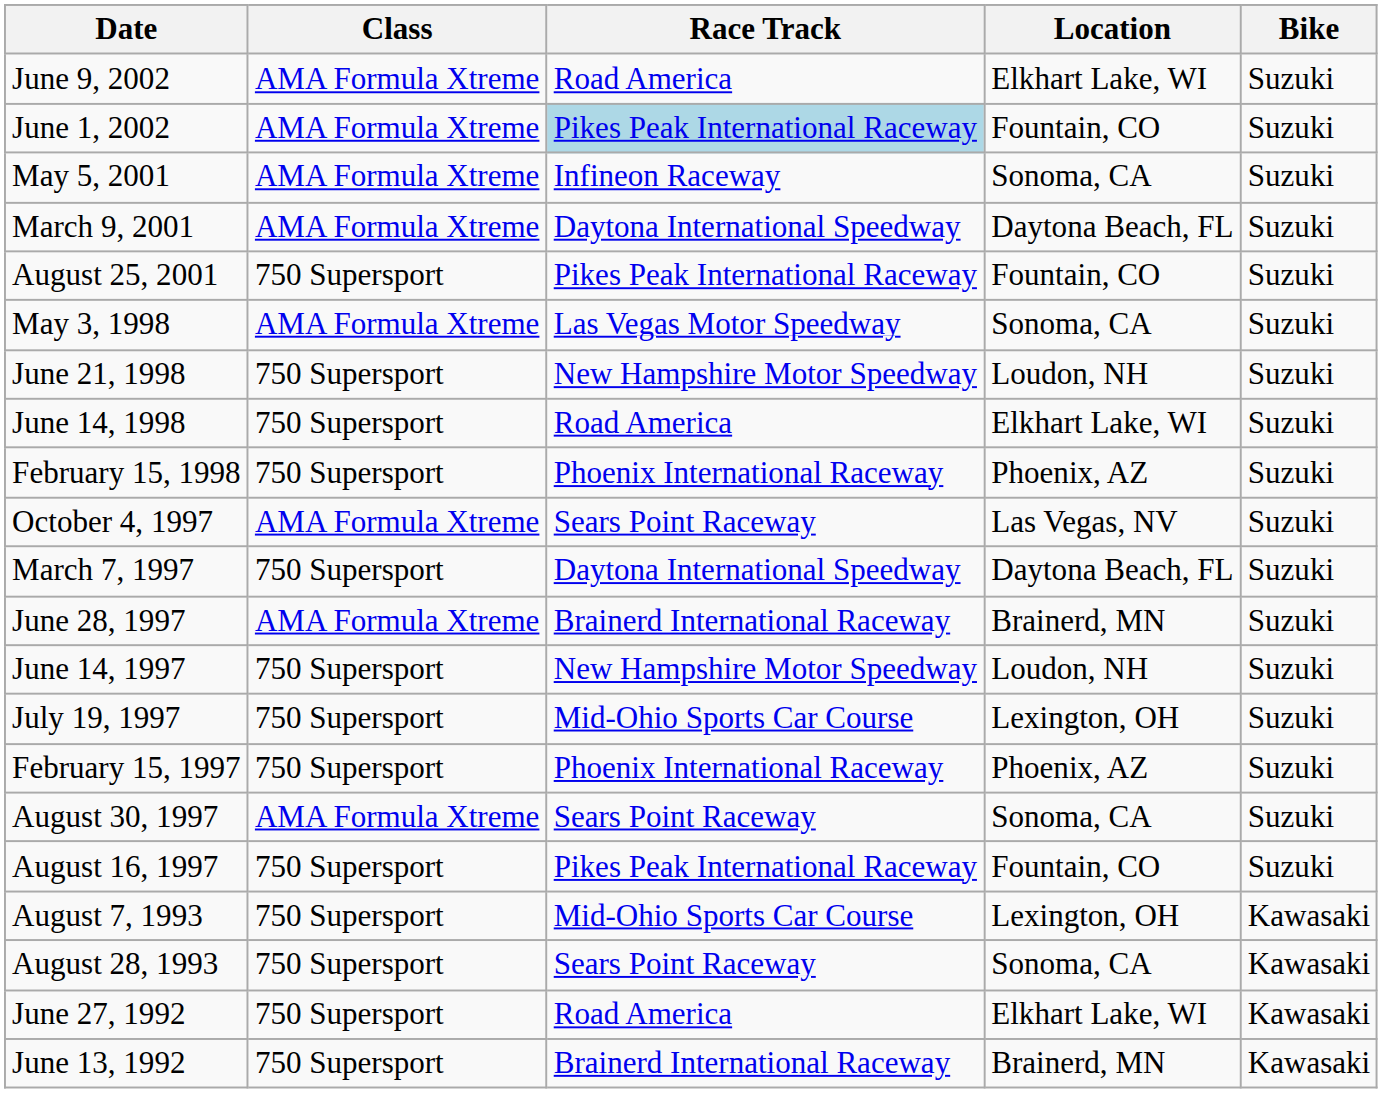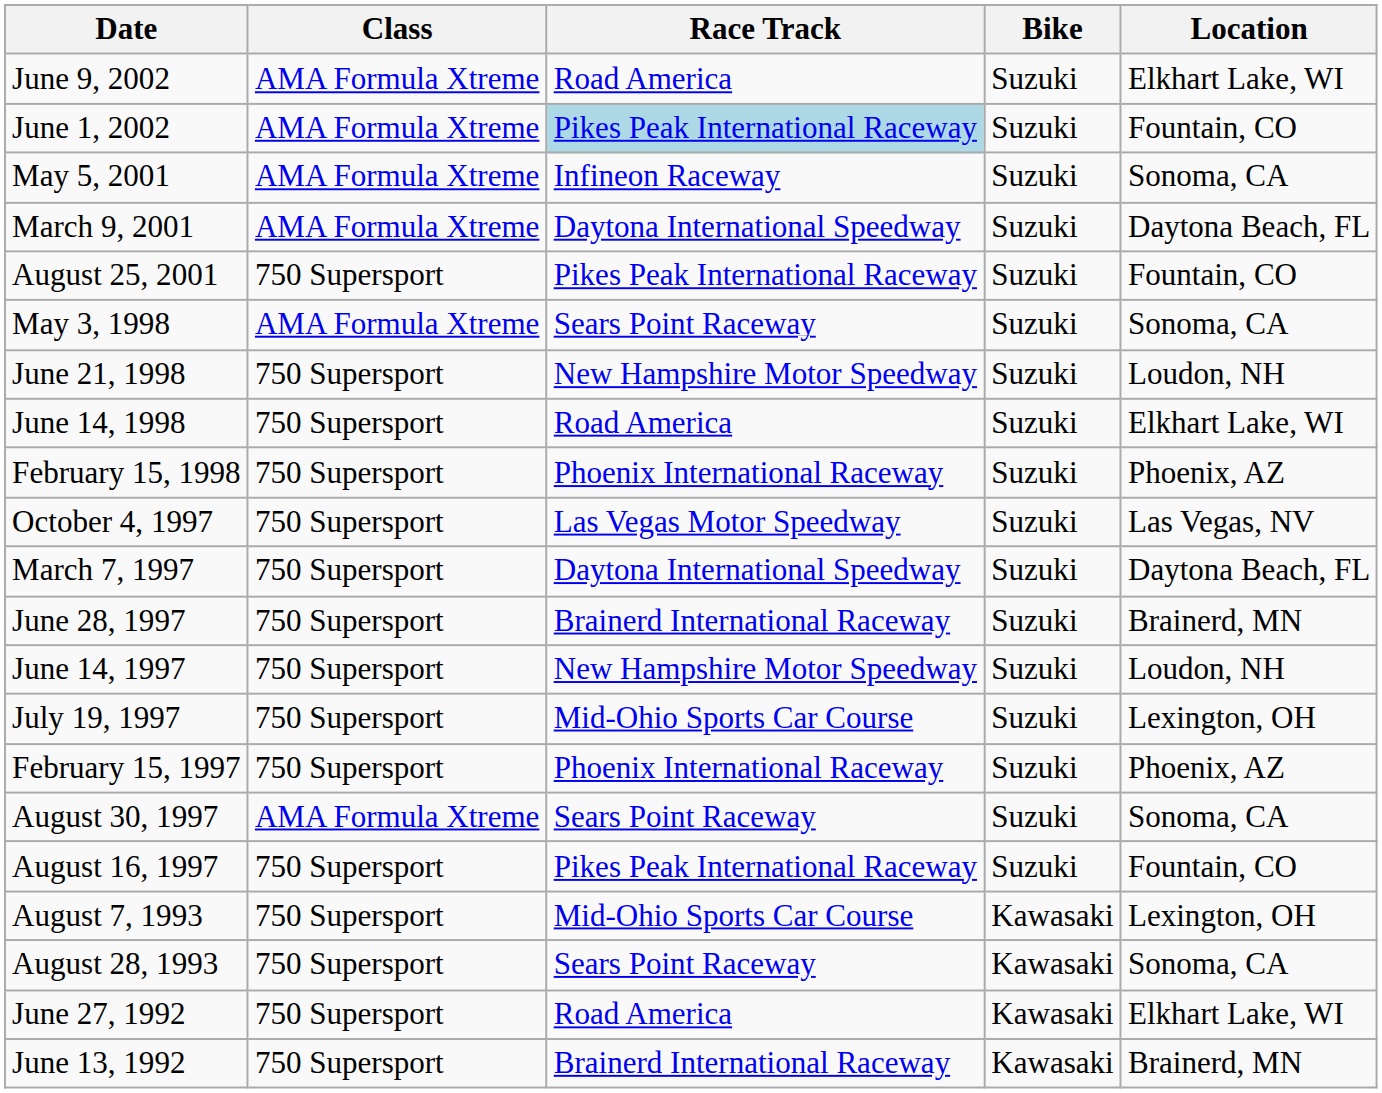columns swapped: (1112, 29) <-> (1309, 29)
(727, 324) Las Vegas Motor Speedway -> (685, 324) Sears Point Raceway
(397, 521) AMA Formula Xtreme -> (349, 521) 750 Supersport
(685, 521) Sears Point Raceway -> (727, 521) Las Vegas Motor Speedway
(397, 619) AMA Formula Xtreme -> (349, 619) 750 Supersport
